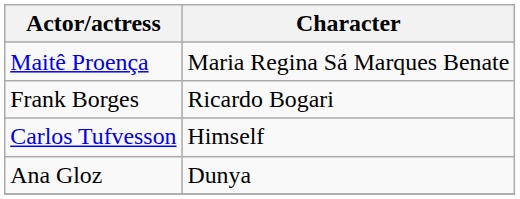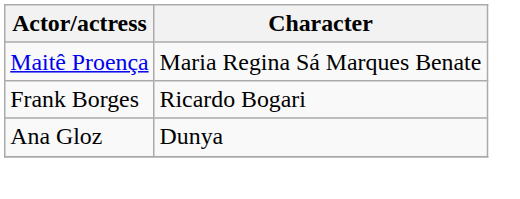- row: (93, 136)
